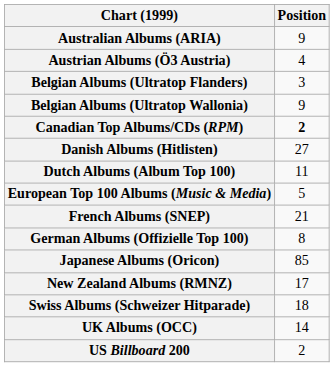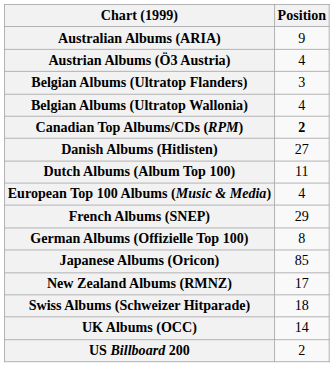(302, 104) 9 -> (302, 104) 4
(302, 194) 5 -> (302, 194) 4
(302, 216) 21 -> (302, 216) 29
